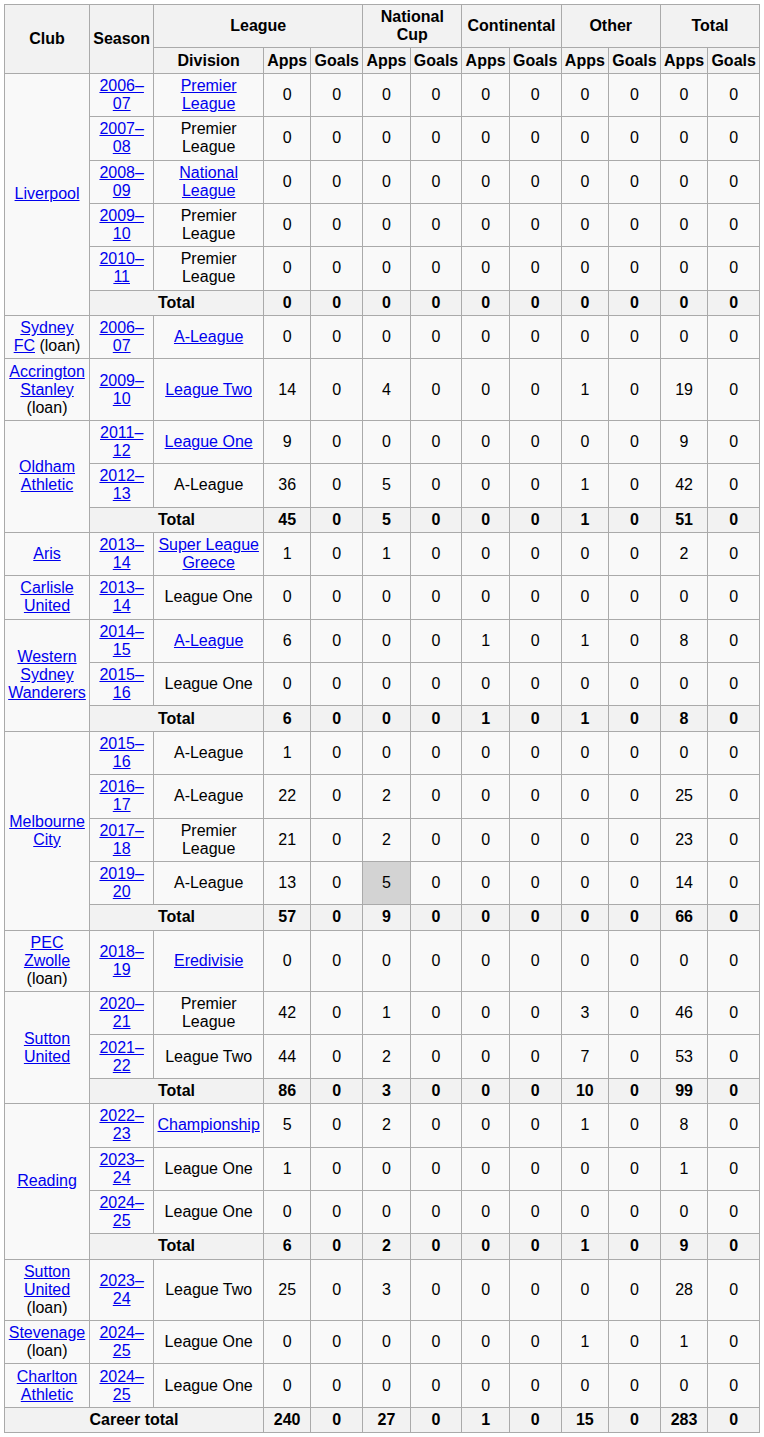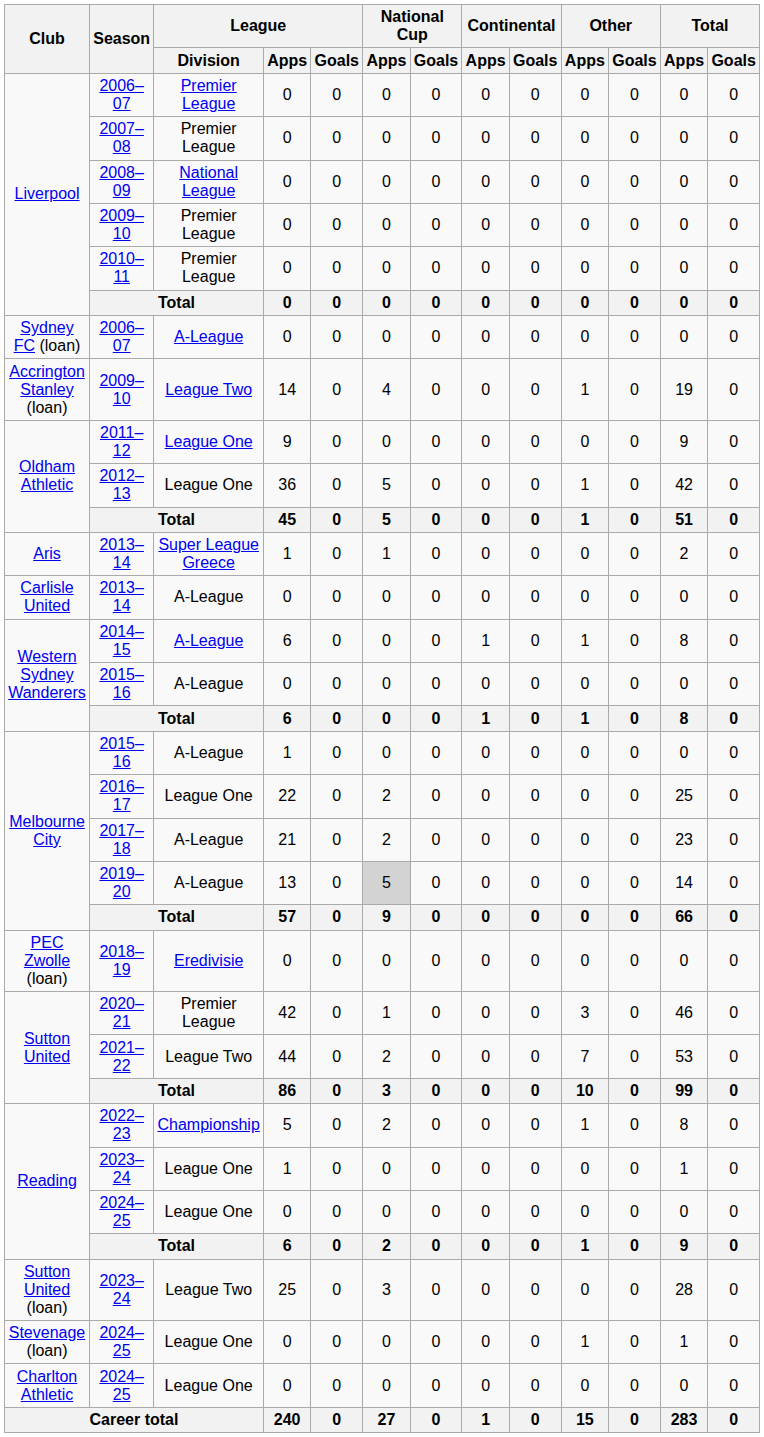(209, 485) A-League -> (209, 485) League One
(209, 597) League One -> (209, 597) A-League
(209, 684) League One -> (209, 684) A-League
(209, 796) A-League -> (209, 796) League One
(209, 839) Premier League -> (209, 839) A-League
